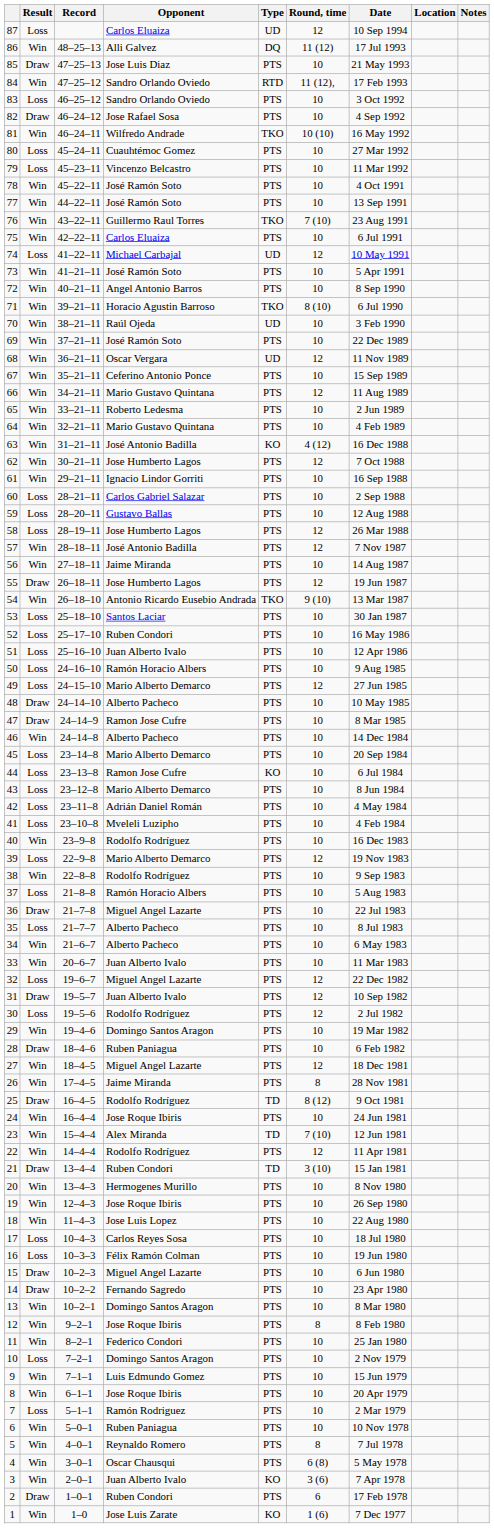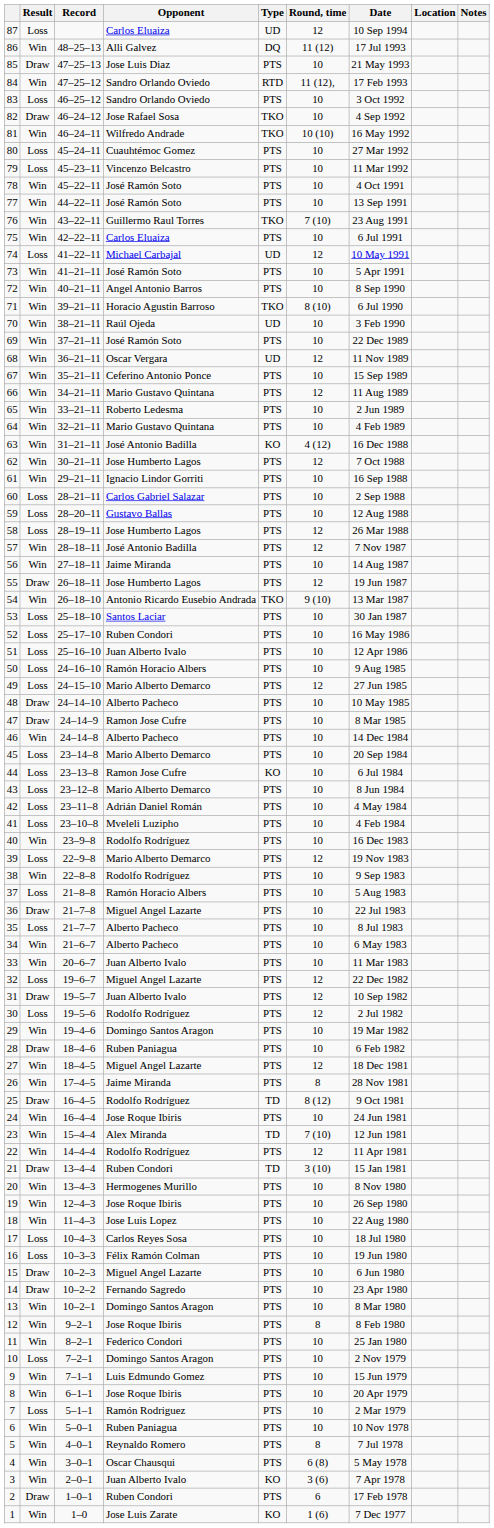(272, 116) PTS -> (272, 116) TKO
